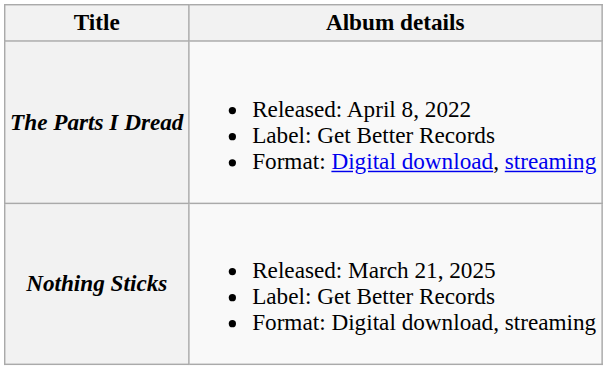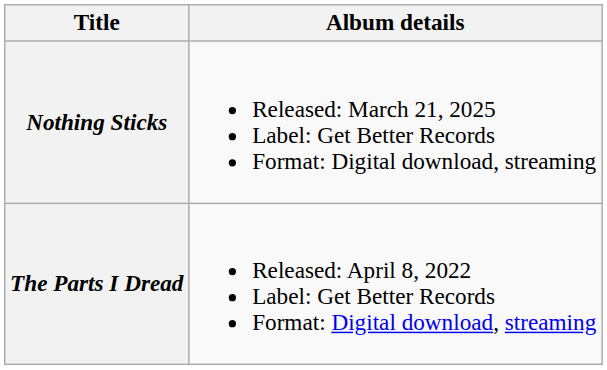rows swapped: (97, 122) <-> (97, 283)
